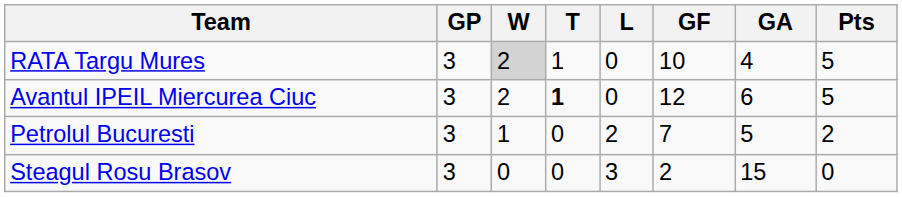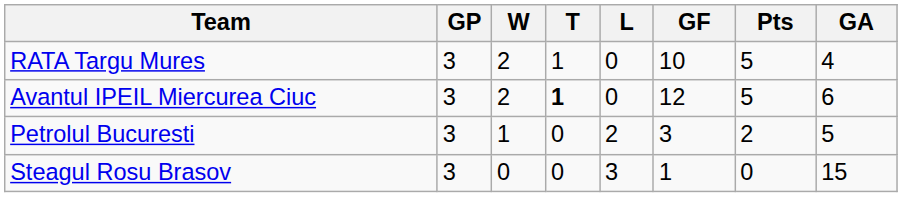columns swapped: (775, 23) <-> (856, 23)
(504, 60) lightgrey background -> (504, 60) no background
(666, 135) 7 -> (666, 135) 3
(666, 172) 2 -> (666, 172) 1
